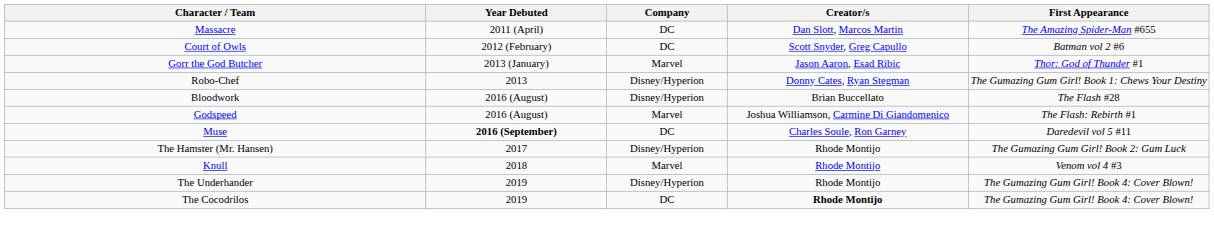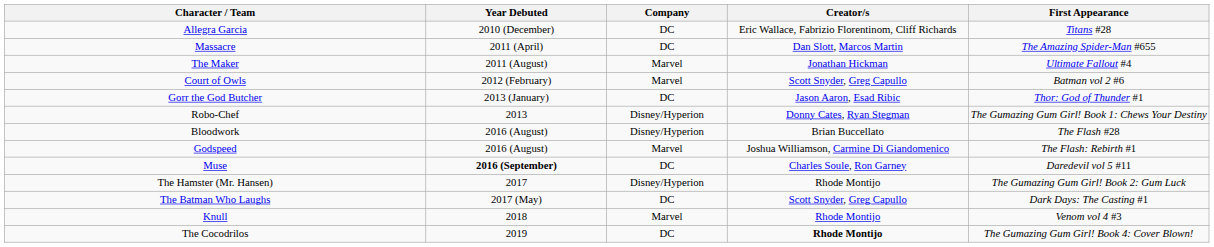+ row: (215, 30)
+ row: (215, 64)
(667, 47) DC -> (667, 81) Marvel
(667, 64) Marvel -> (667, 98) DC
+ row: (215, 200)
- row: (215, 183)
